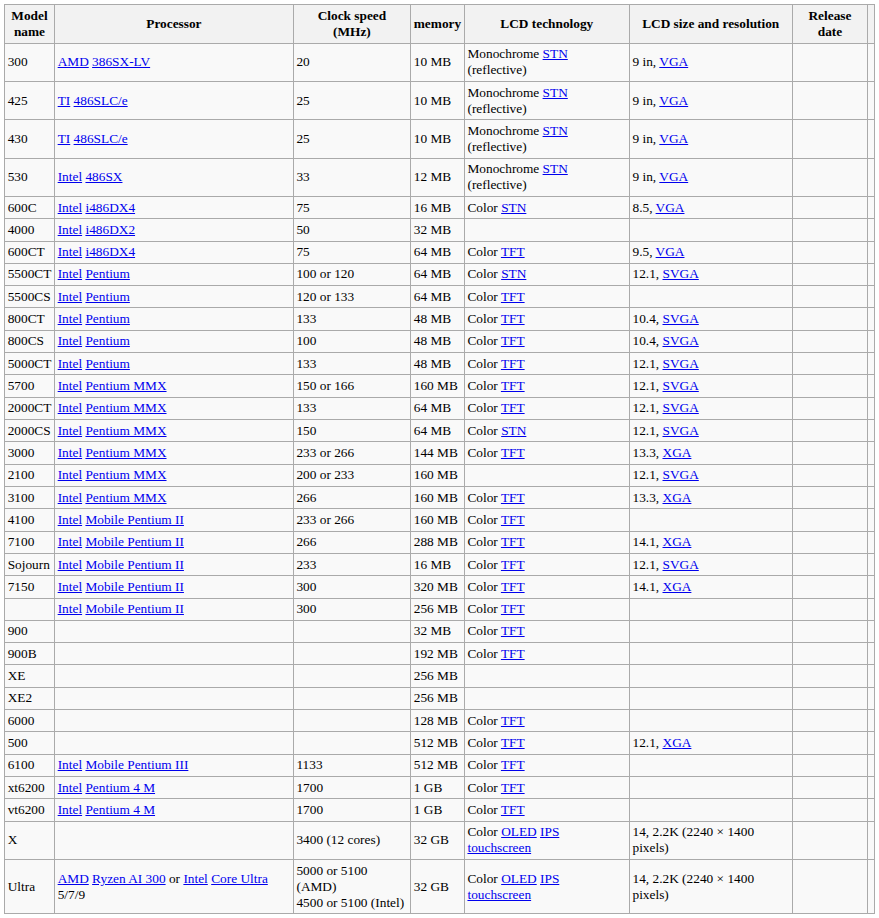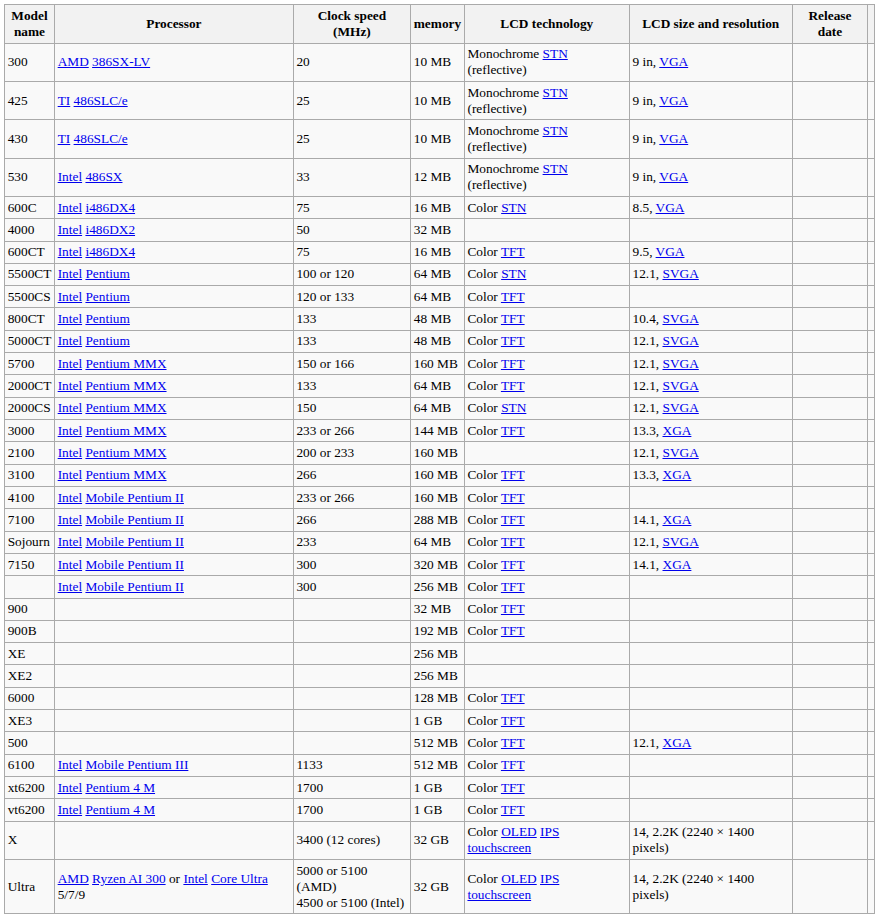(432, 252) 64 MB -> (432, 252) 16 MB
- row: (26, 341)
(432, 564) 16 MB -> (432, 542) 64 MB
+ row: (20, 720)
